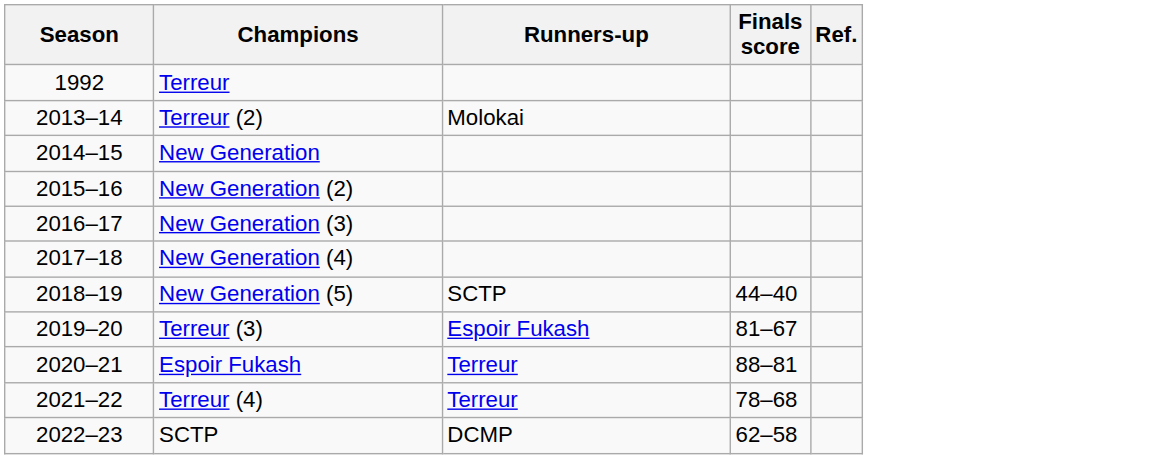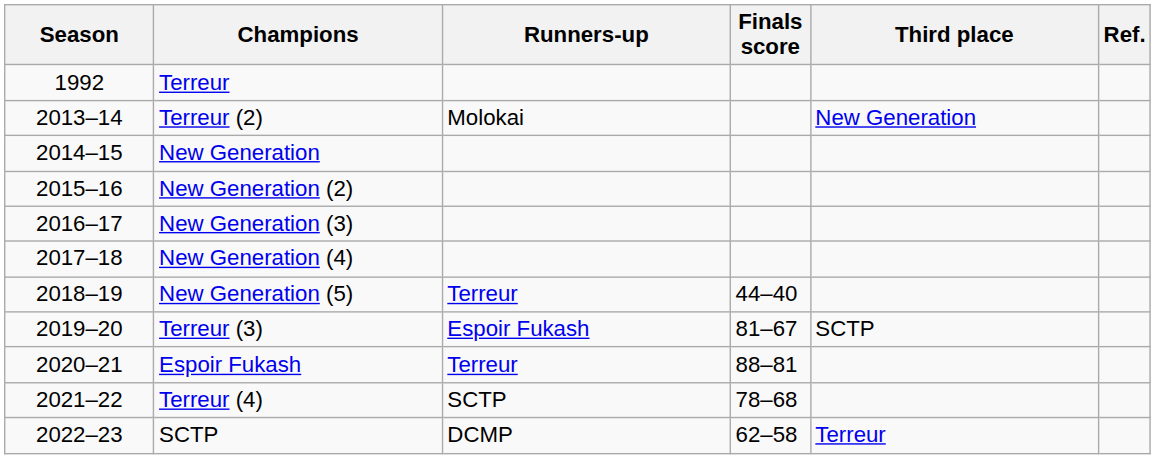+ column: (954, 34)
(477, 294) SCTP -> (483, 294) Terreur
(483, 399) Terreur -> (477, 399) SCTP
